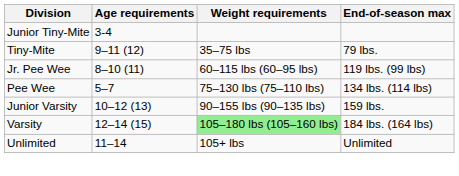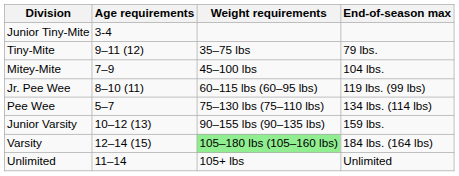+ row: (34, 69)
